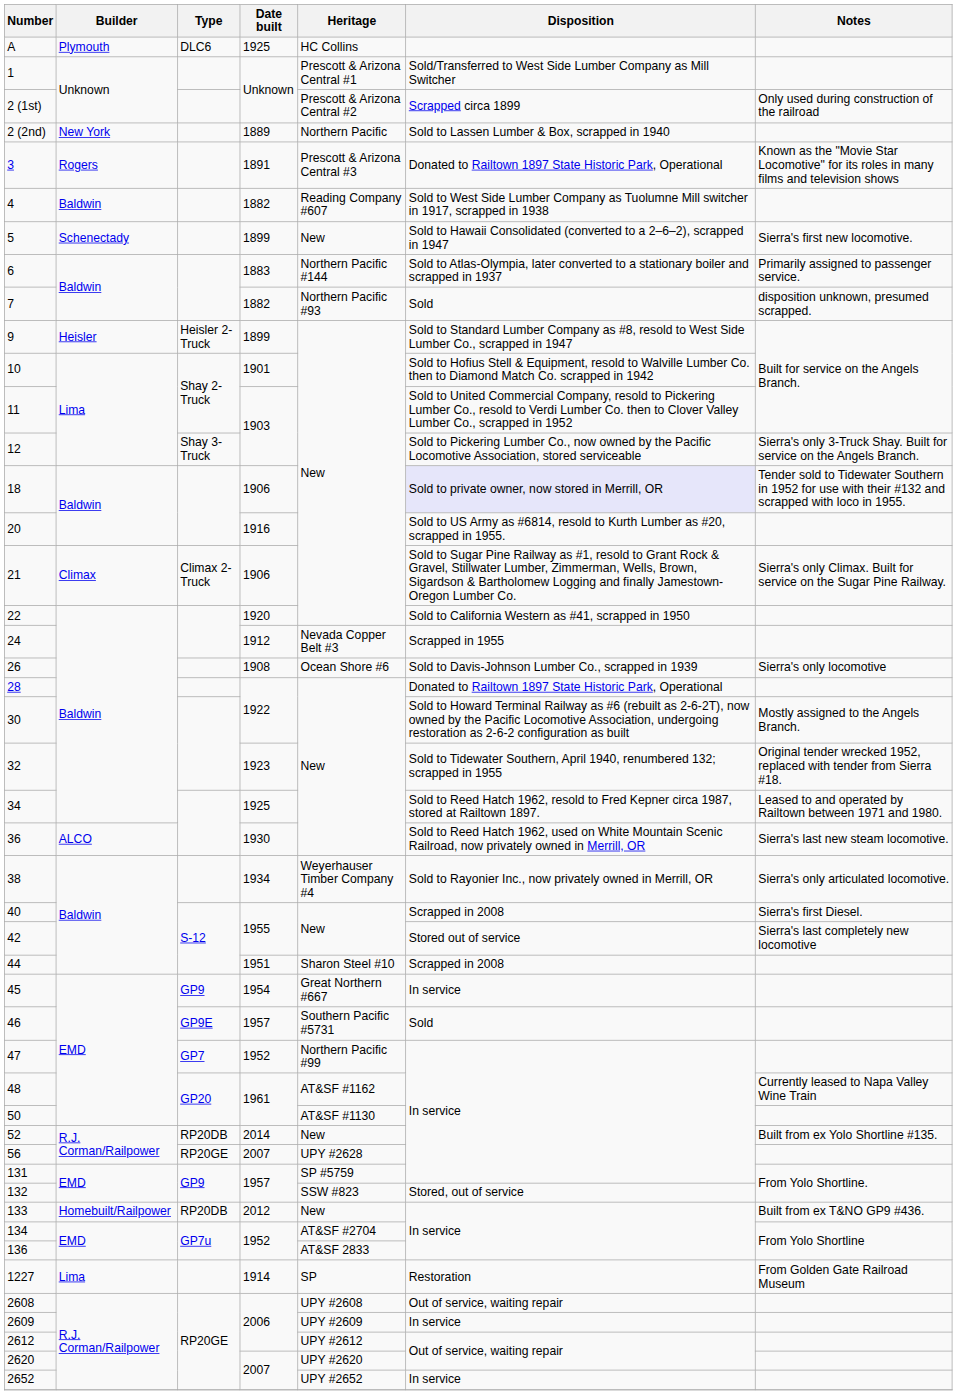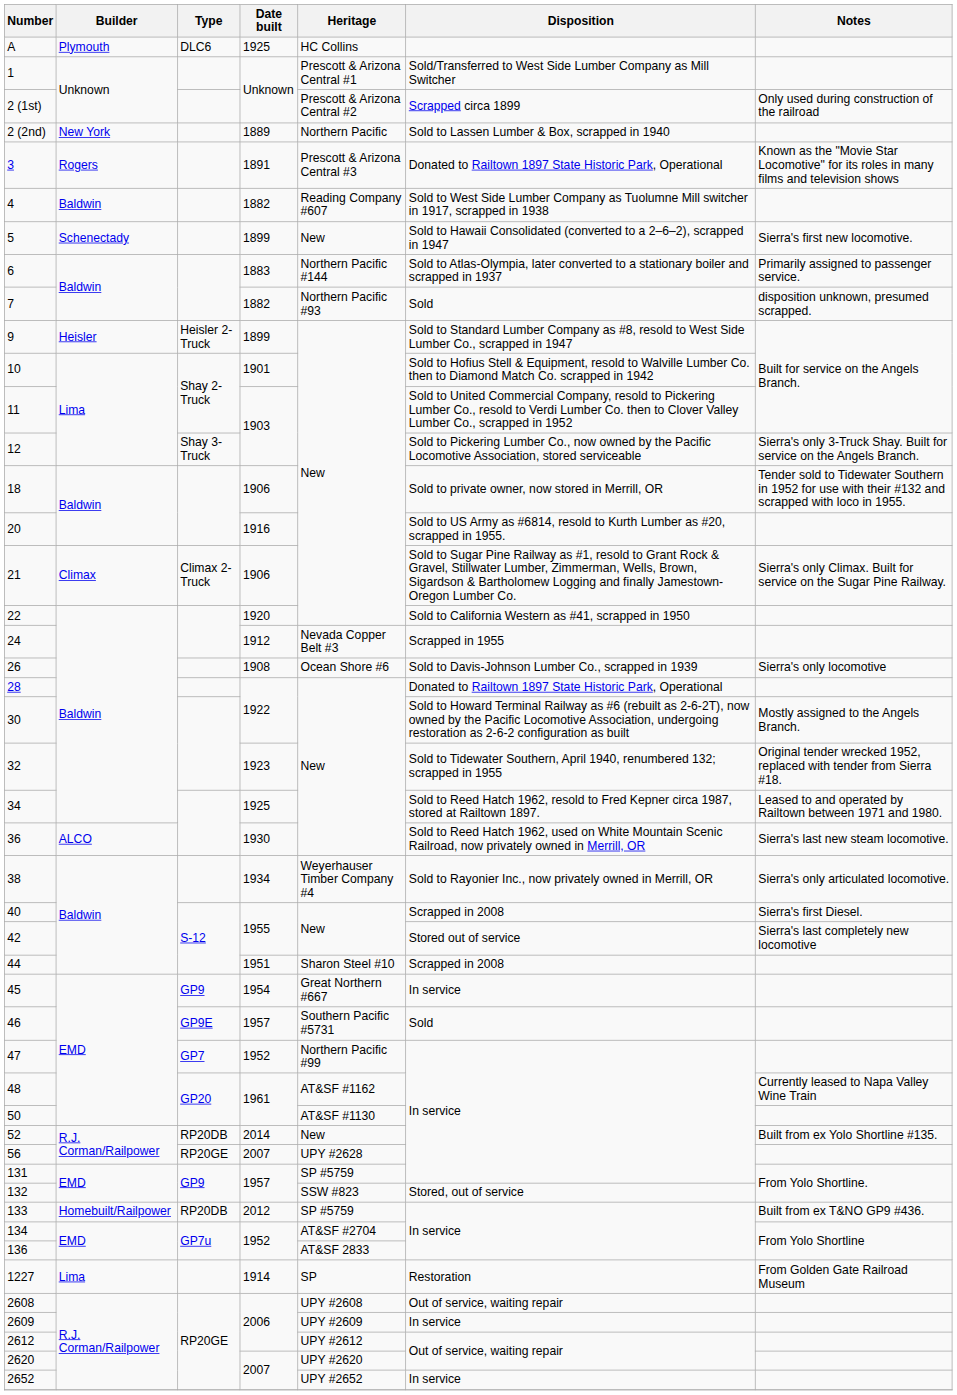(536, 489) lavender background -> (536, 489) no background
(313, 1212) New -> (327, 1212) SP #5759
